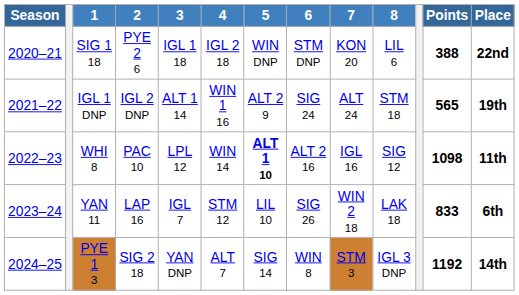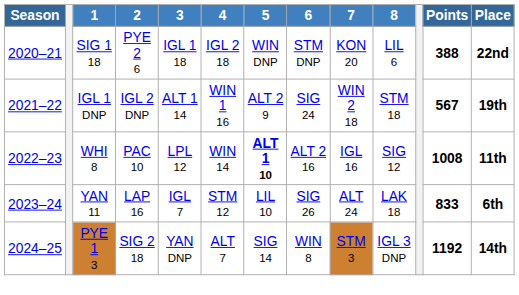(351, 106) ALT 24 -> (351, 106) WIN 2 18
(447, 106) 565 -> (447, 106) 567
(447, 159) 1098 -> (447, 159) 1008
(351, 211) WIN 2 18 -> (351, 204) ALT 24
